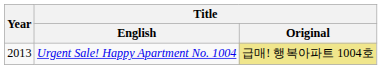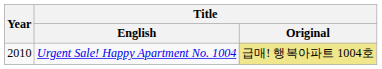(19, 53) 2013 -> (19, 53) 2010
